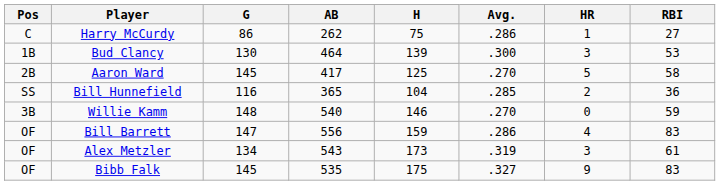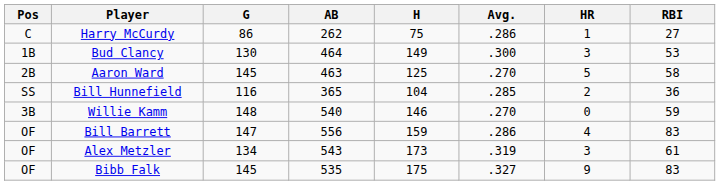(417, 53) 139 -> (417, 53) 149
(331, 73) 417 -> (331, 73) 463
